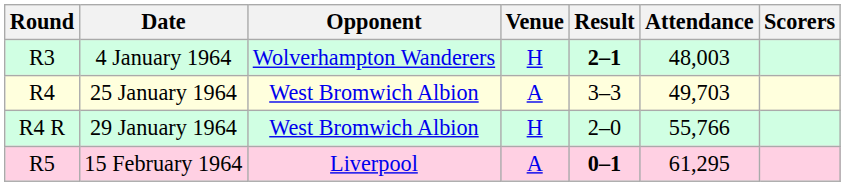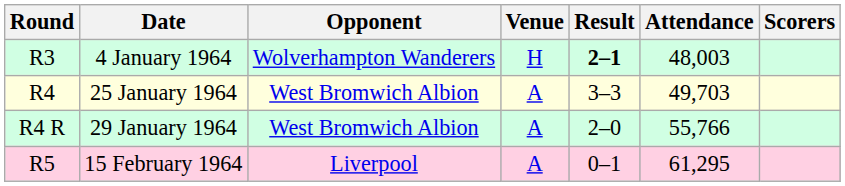(535, 127) H -> (535, 127) A
(604, 163) bold -> (604, 163) normal
